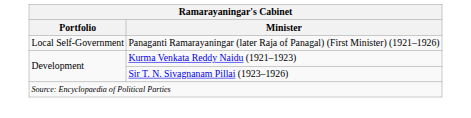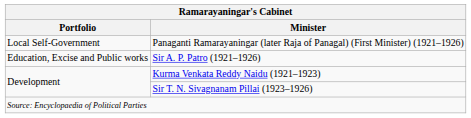+ row: (206, 58)
